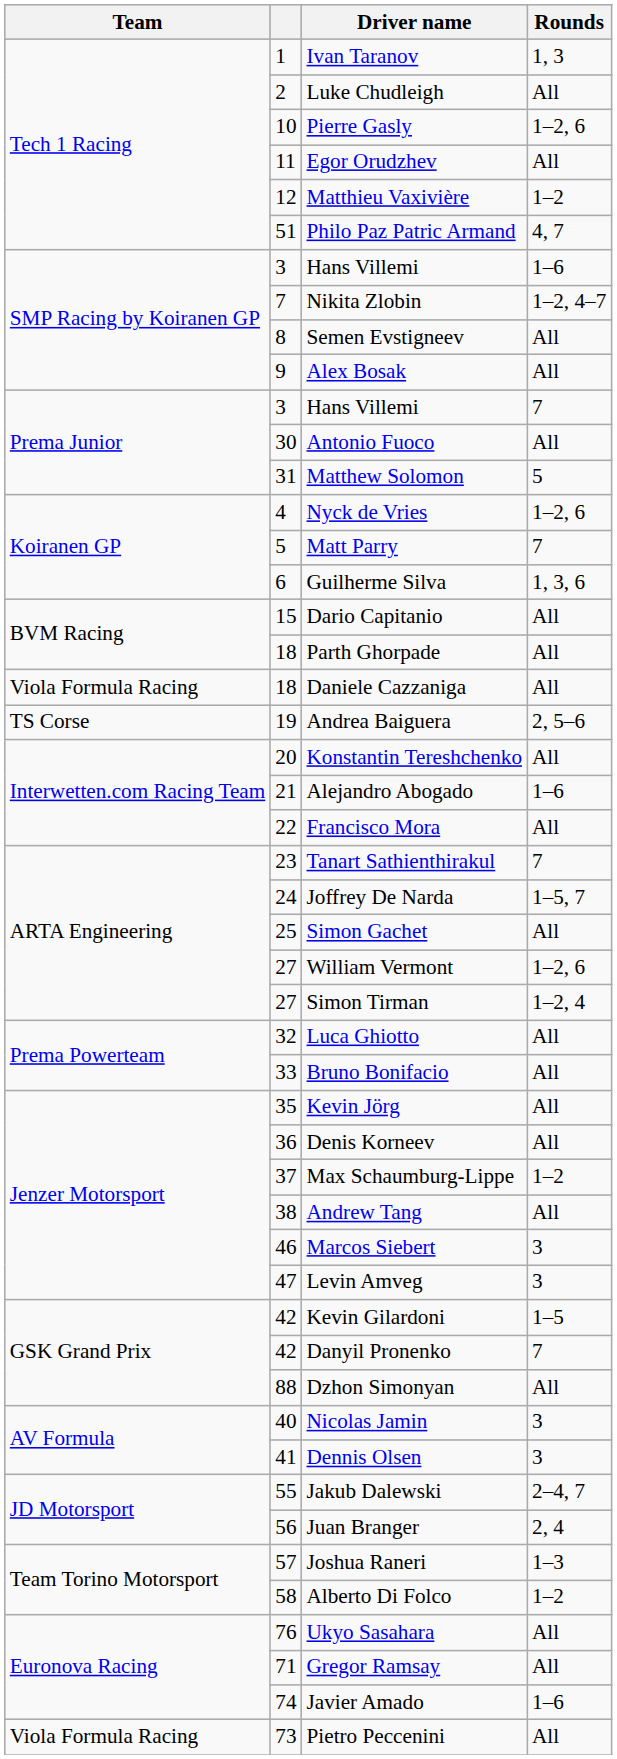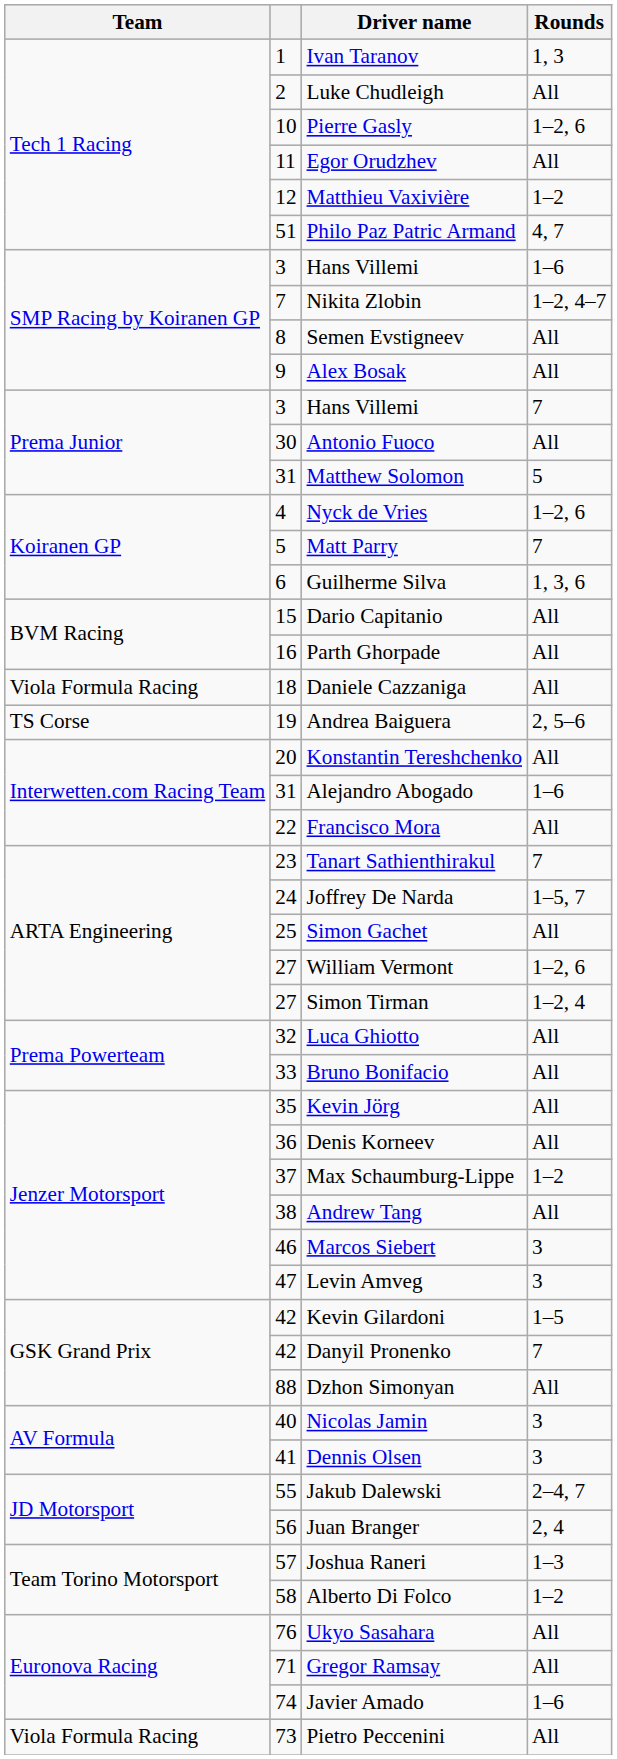(286, 651) 18 -> (286, 651) 16
(286, 791) 21 -> (286, 791) 31
